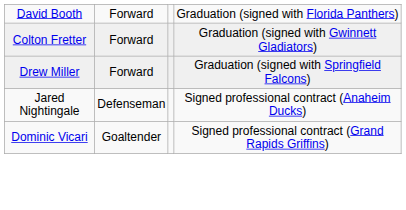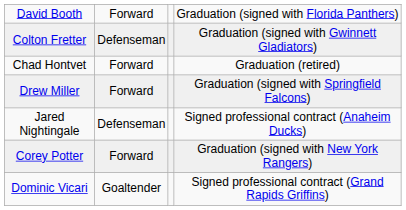(131, 39) Forward -> (131, 39) Defenseman
+ row: (49, 65)
+ row: (49, 156)
